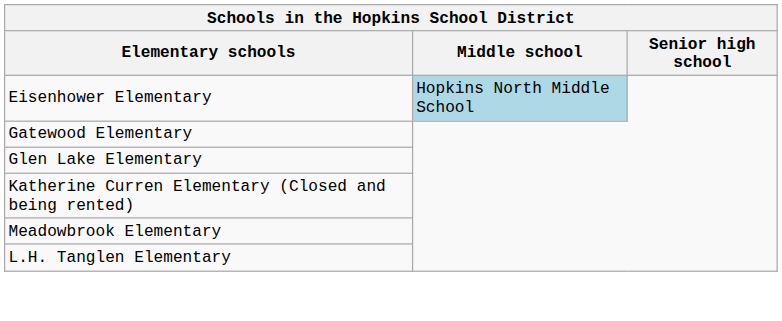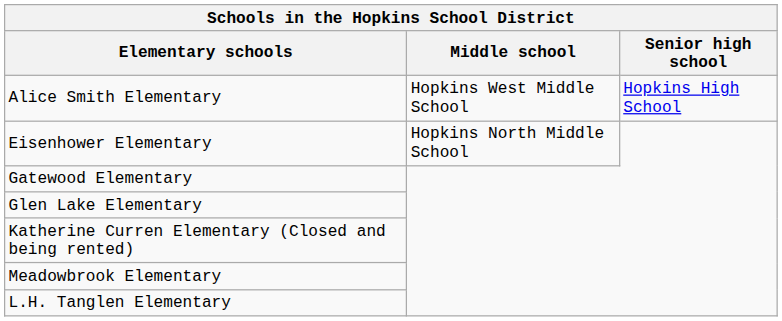+ row: (115, 98)
(513, 98) lightblue background -> (507, 143) no background
